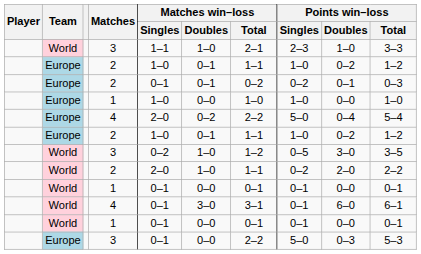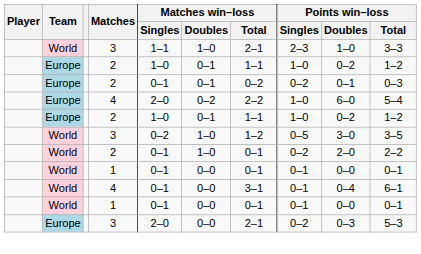- row: (63, 100)
(299, 118) 5–0 -> (299, 100) 1–0
(346, 118) 0–4 -> (346, 100) 6–0
(160, 170) 2–0 -> (160, 153) 0–1
(254, 170) 1–1 -> (254, 153) 0–1
(206, 205) 3–0 -> (206, 188) 0–0
(346, 205) 6–0 -> (346, 188) 0–4
(160, 240) 0–1 -> (160, 223) 2–0
(254, 240) 2–2 -> (254, 223) 2–1
(299, 240) 5–0 -> (299, 223) 0–2
